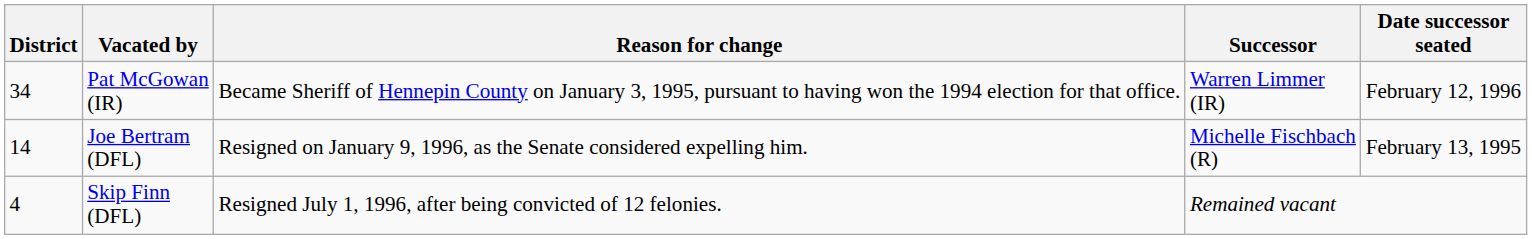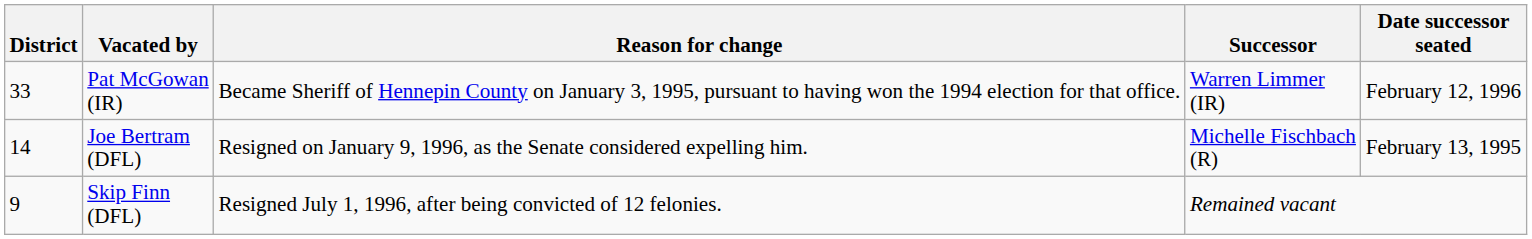(20, 90) 34 -> (20, 90) 33
(15, 204) 4 -> (15, 204) 9
